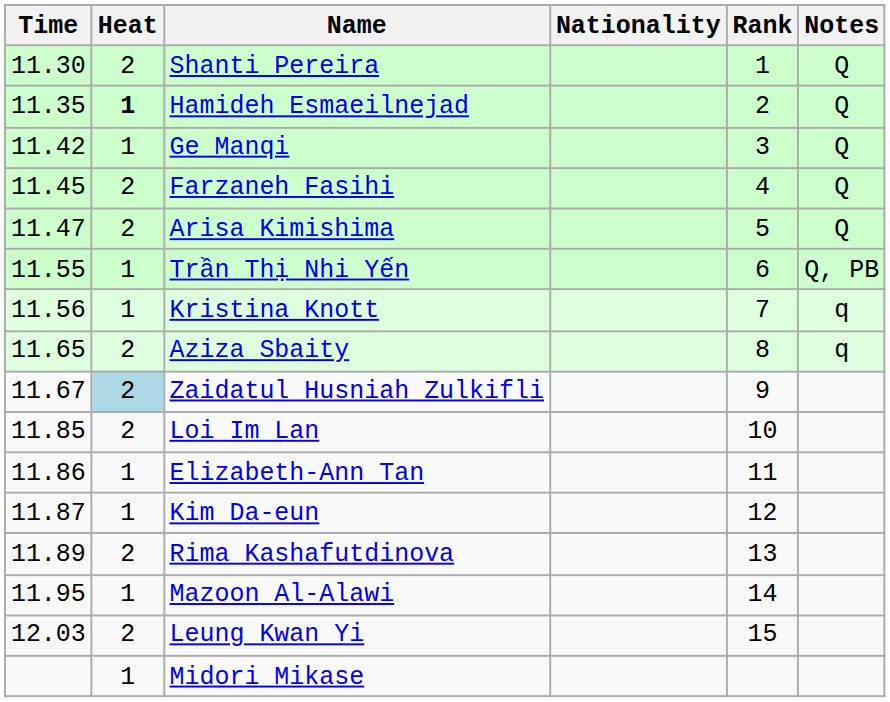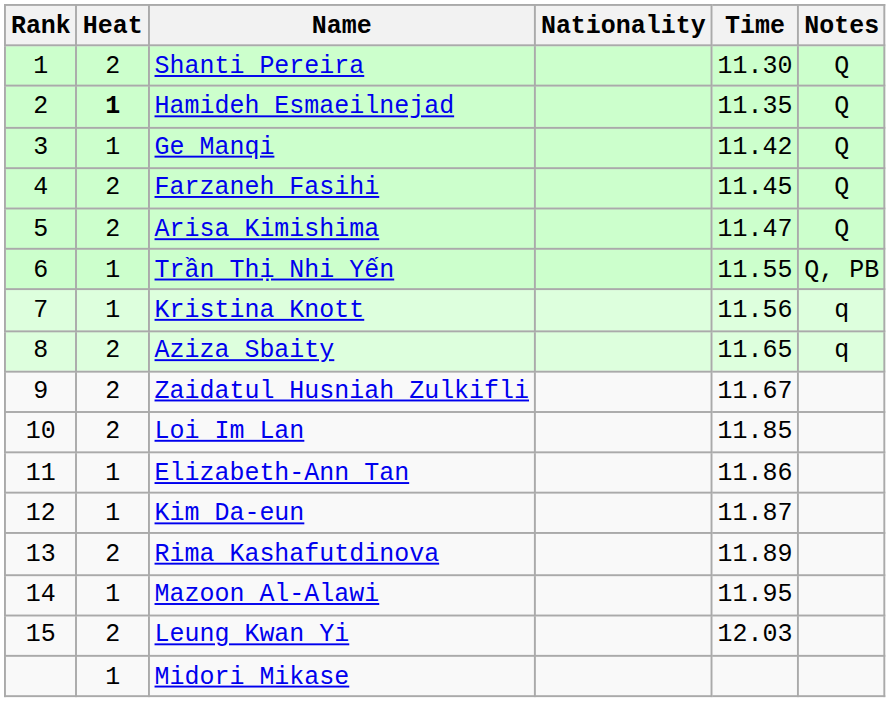columns swapped: (763, 25) <-> (48, 25)
(128, 391) lightblue background -> (113, 391) no background
